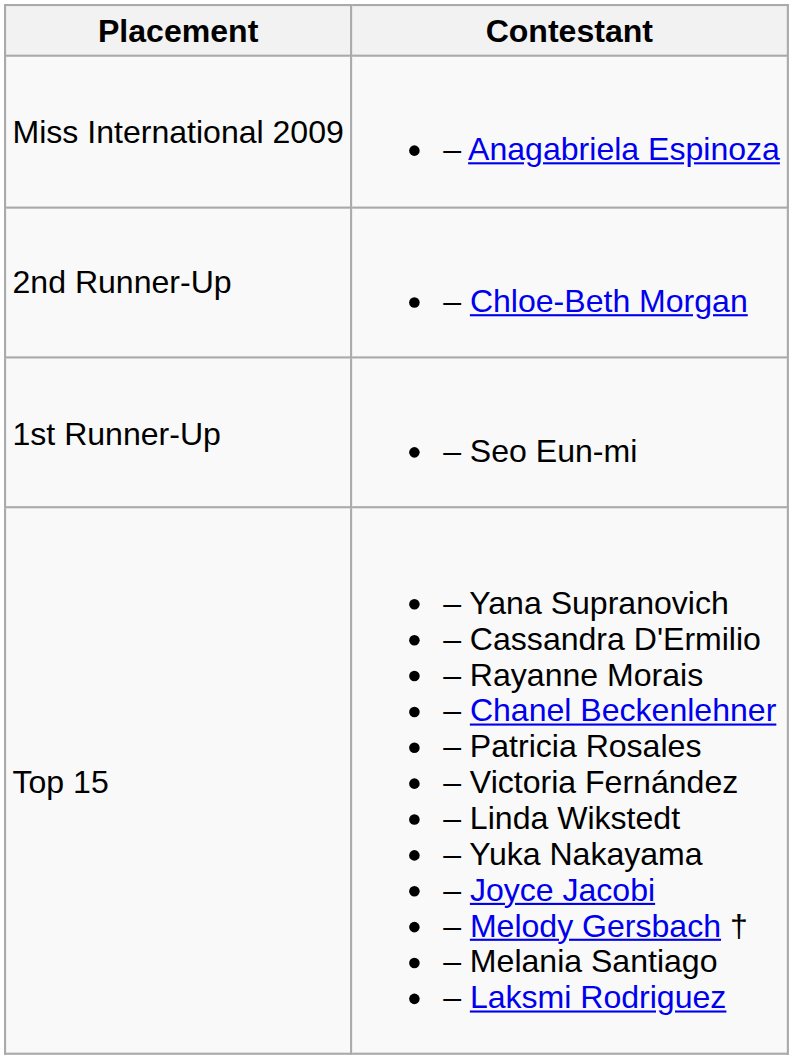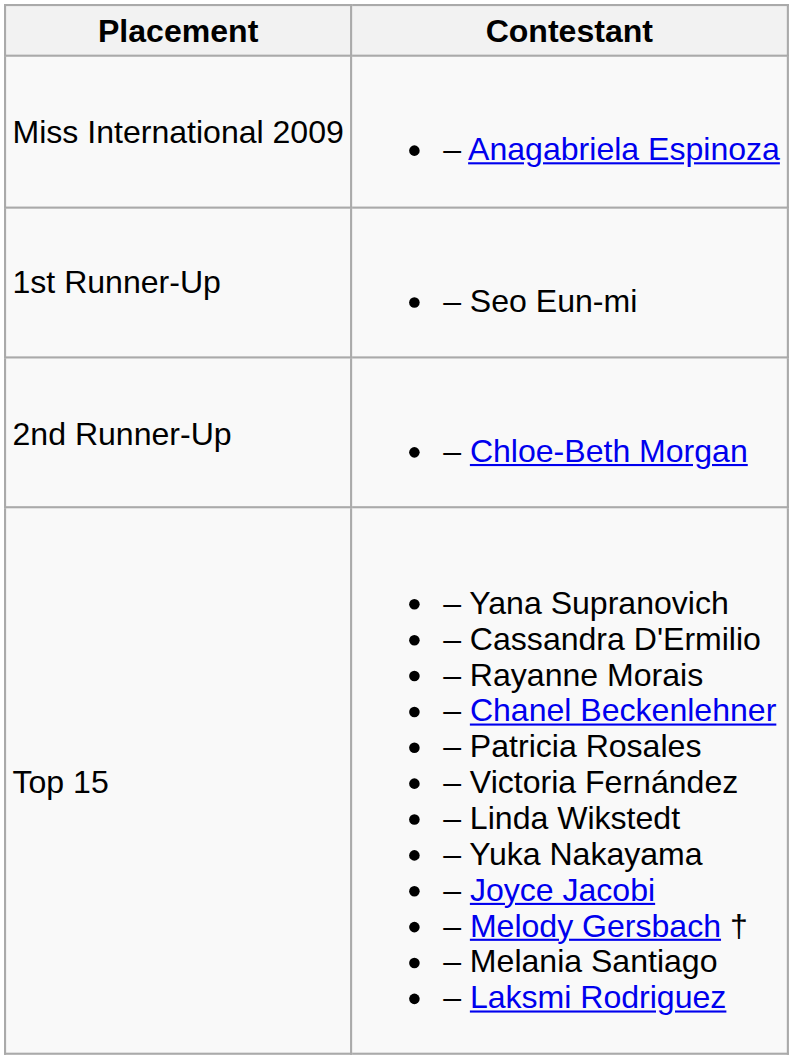rows swapped: (117, 433) <-> (122, 282)
